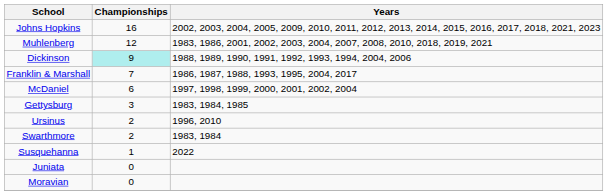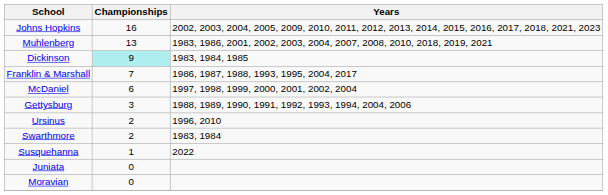(131, 43) 12 -> (131, 43) 13
(292, 58) 1988, 1989, 1990, 1991, 1992, 1993, 1994, 2004, 2006 -> (210, 58) 1983, 1984, 1985
(210, 105) 1983, 1984, 1985 -> (292, 105) 1988, 1989, 1990, 1991, 1992, 1993, 1994, 2004, 2006
